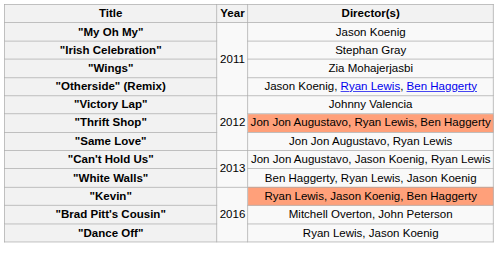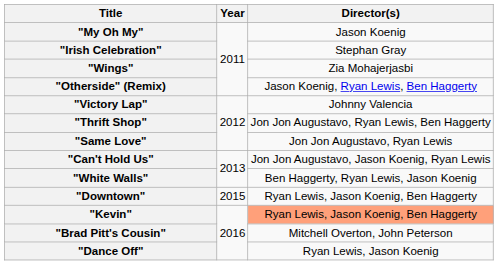(371, 123) lightsalmon background -> (371, 123) no background
+ row: (111, 196)
